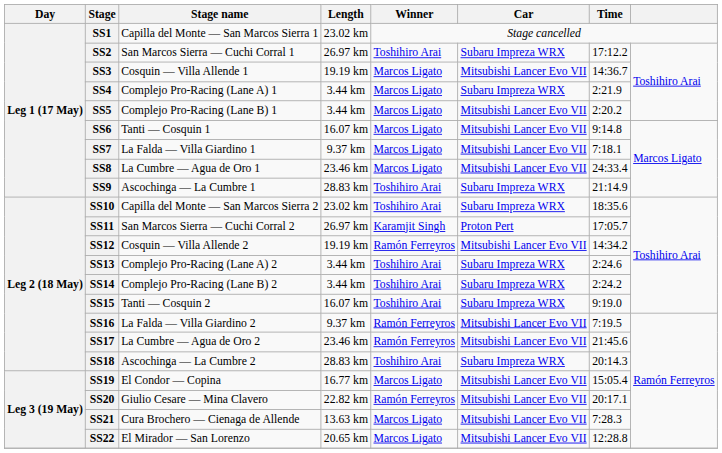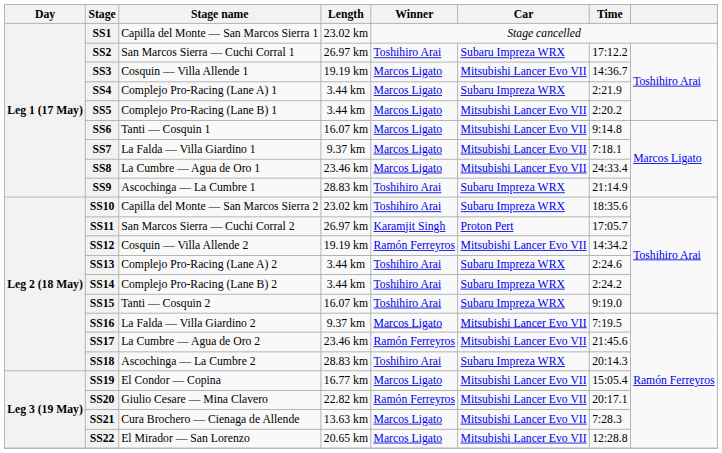(414, 322) Ramón Ferreyros -> (408, 322) Marcos Ligato
